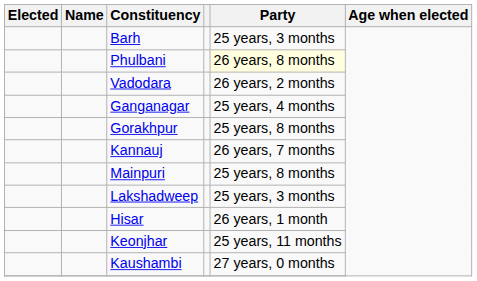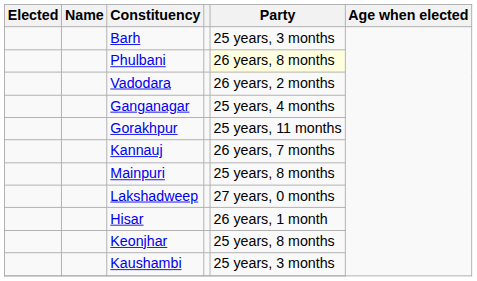(274, 128) 25 years, 8 months -> (278, 128) 25 years, 11 months
(274, 196) 25 years, 3 months -> (274, 196) 27 years, 0 months
(278, 241) 25 years, 11 months -> (274, 241) 25 years, 8 months
(274, 264) 27 years, 0 months -> (274, 264) 25 years, 3 months
